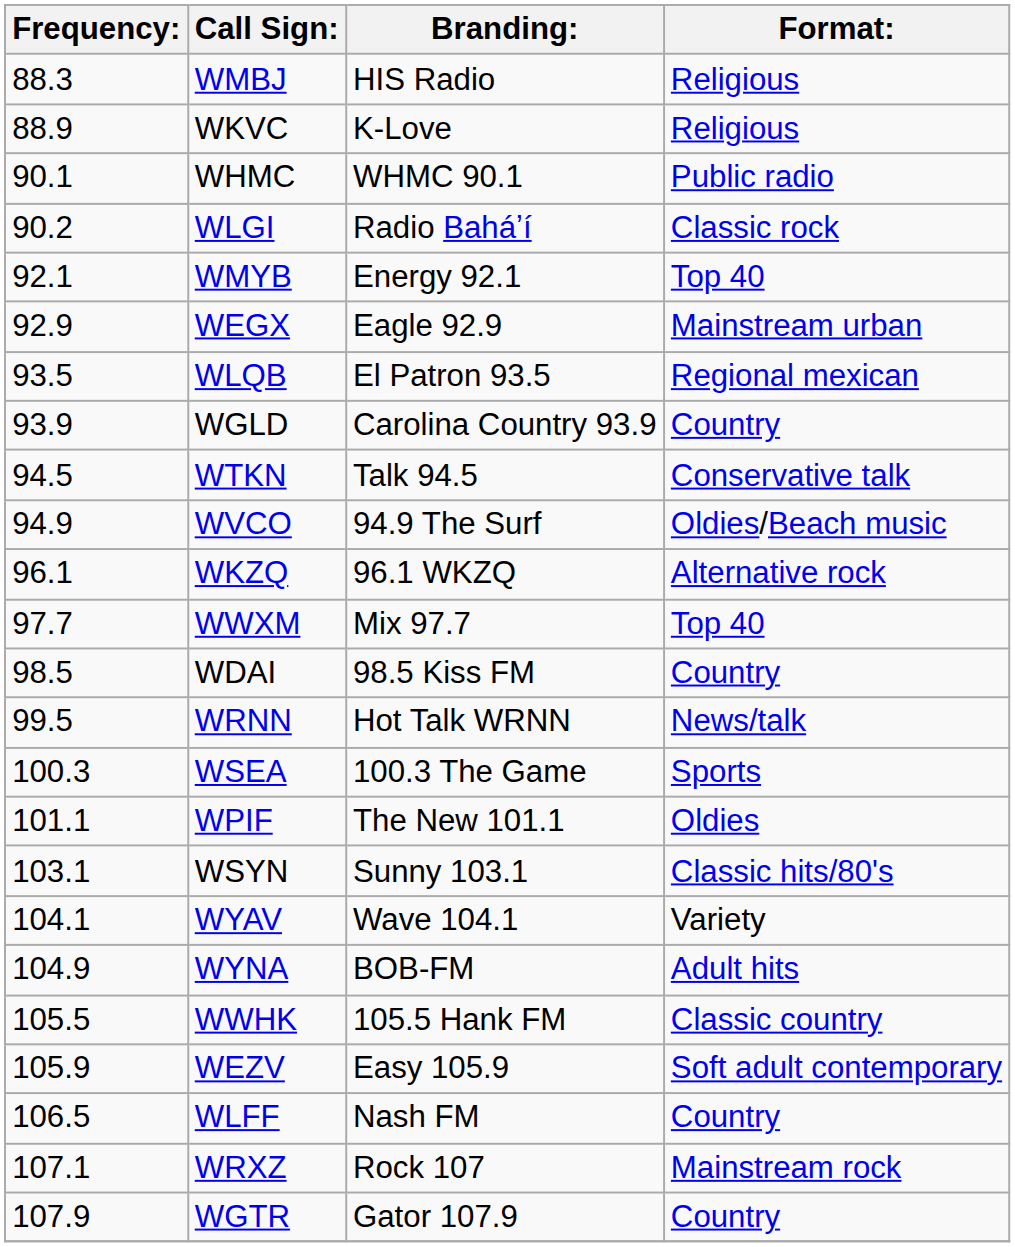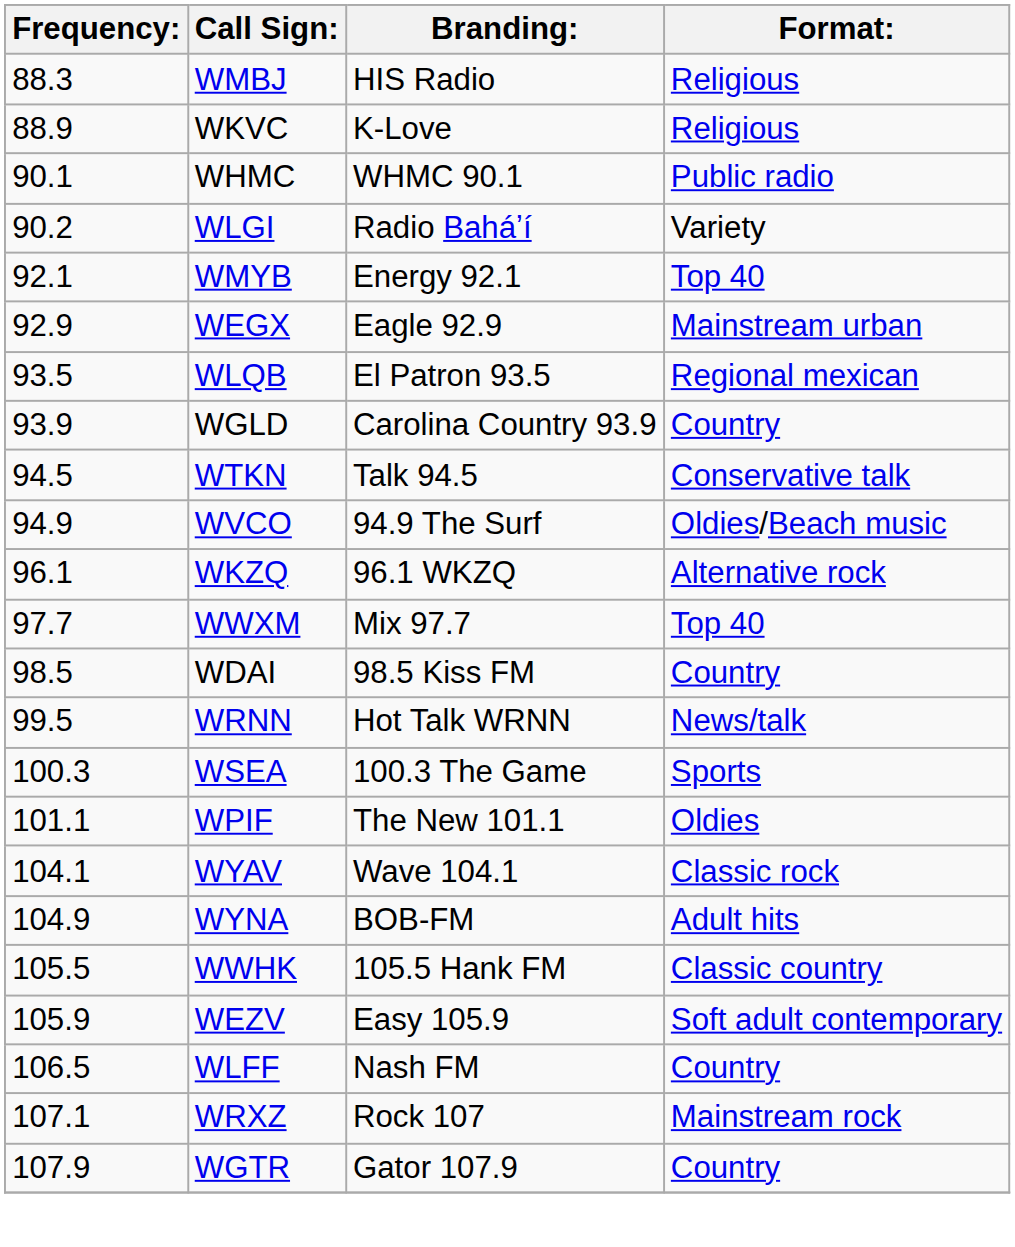(755, 227) Classic rock -> (718, 227) Variety
- row: (242, 870)
(718, 919) Variety -> (755, 870) Classic rock
